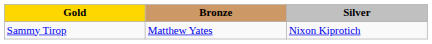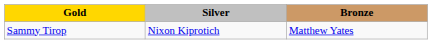columns swapped: (357, 13) <-> (216, 13)
